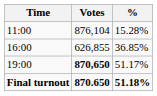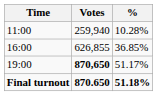(92, 30) 876,104 -> (92, 30) 259,940
(132, 30) 15.28% -> (132, 30) 10.28%
